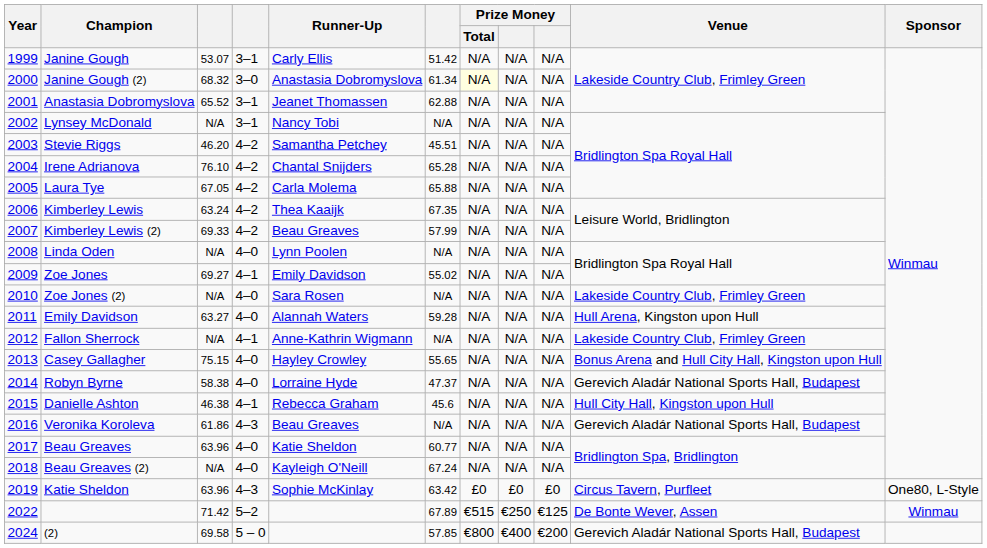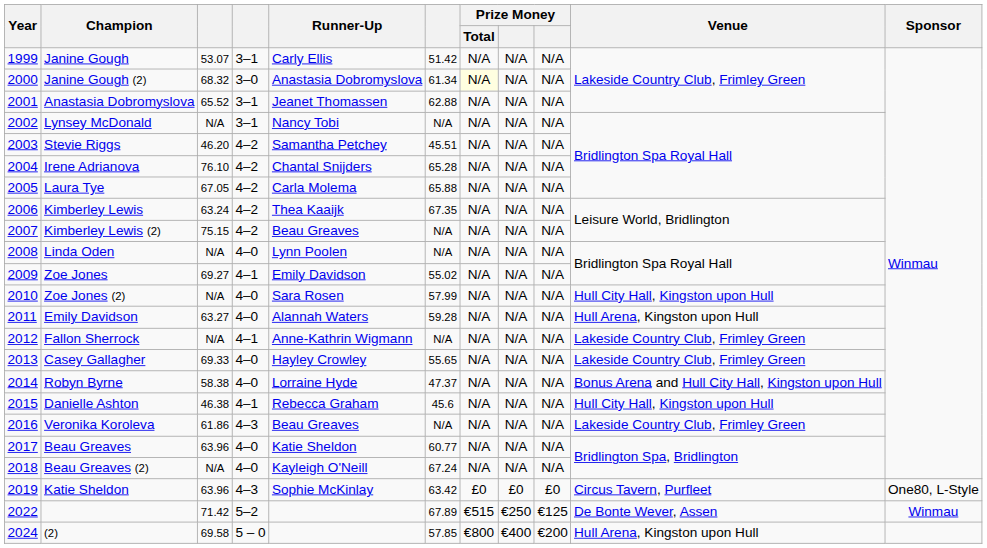(215, 231) 69.33 -> (215, 231) 75.15
(443, 231) 57.99 -> (443, 231) N/A
(443, 296) N/A -> (443, 296) 57.99
(690, 295) Lakeside Country Club, Frimley Green -> (674, 295) Hull City Hall, Kingston upon Hull
(215, 361) 75.15 -> (215, 361) 69.33
(728, 360) Bonus Arena and Hull City Hall, Kingston upon Hull -> (690, 360) Lakeside Country Club, Frimley Green
(717, 381) Gerevich Aladár National Sports Hall, Budapest -> (728, 381) Bonus Arena and Hull City Hall, Kingston upon Hull
(717, 425) Gerevich Aladár National Sports Hall, Budapest -> (690, 425) Lakeside Country Club, Frimley Green
(717, 532) Gerevich Aladár National Sports Hall, Budapest -> (666, 532) Hull Arena, Kingston upon Hull
